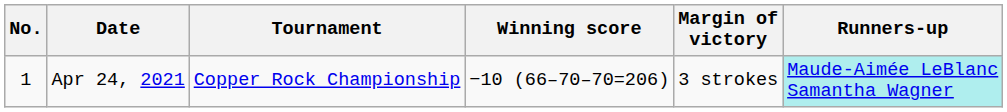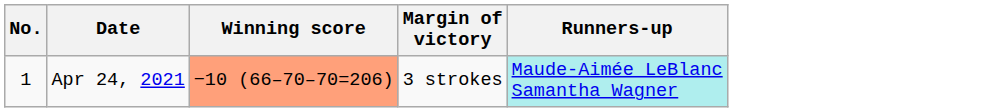- column: (327, 31)
(569, 81) no background -> (294, 81) lightsalmon background
